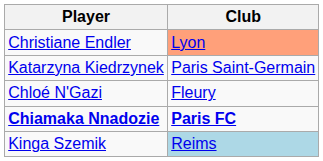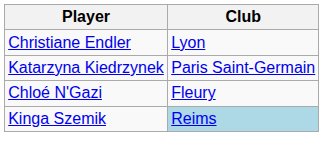(188, 42) lightsalmon background -> (188, 42) no background
- row: (84, 118)
